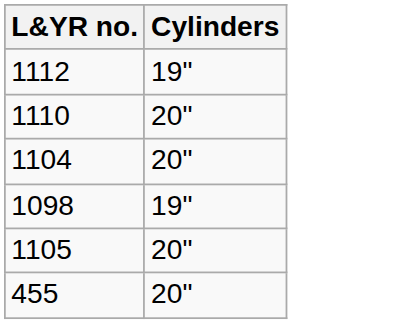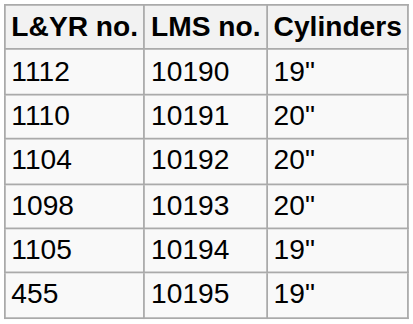+ column: (206, 26)
(172, 205) 19" -> (294, 205) 20"
(172, 250) 20" -> (294, 250) 19"
(172, 294) 20" -> (294, 294) 19"
